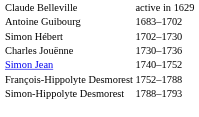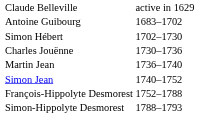+ row: (30, 65)
